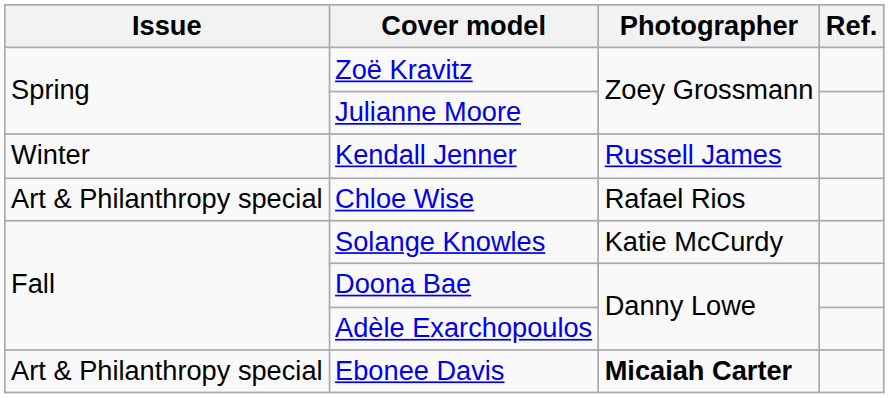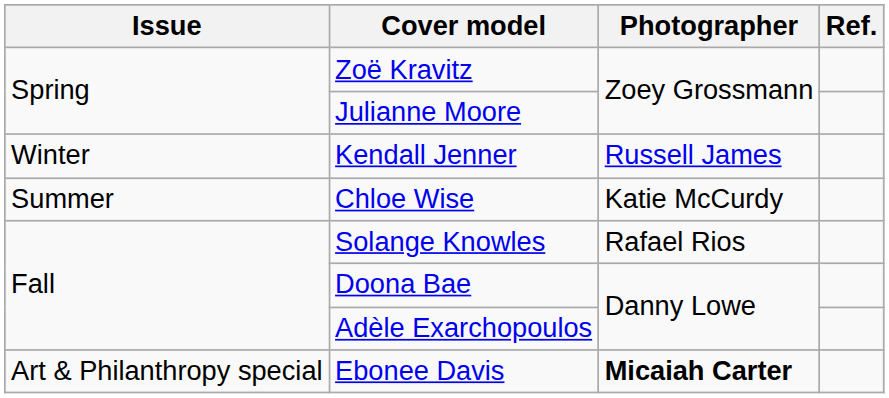(167, 198) Art & Philanthropy special -> (63, 198) Summer
(675, 198) Rafael Rios -> (694, 198) Katie McCurdy
(694, 241) Katie McCurdy -> (675, 241) Rafael Rios
